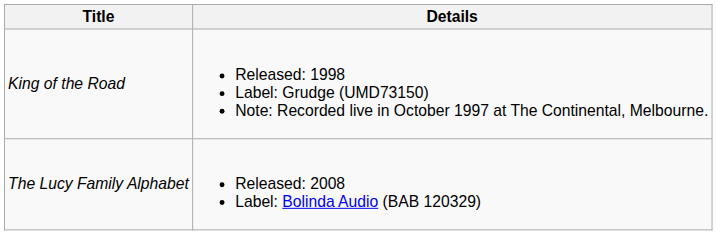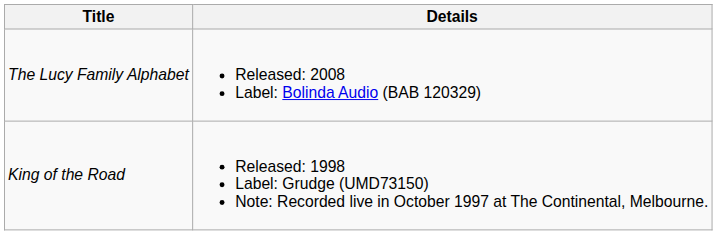rows swapped: (67, 83) <-> (98, 184)
